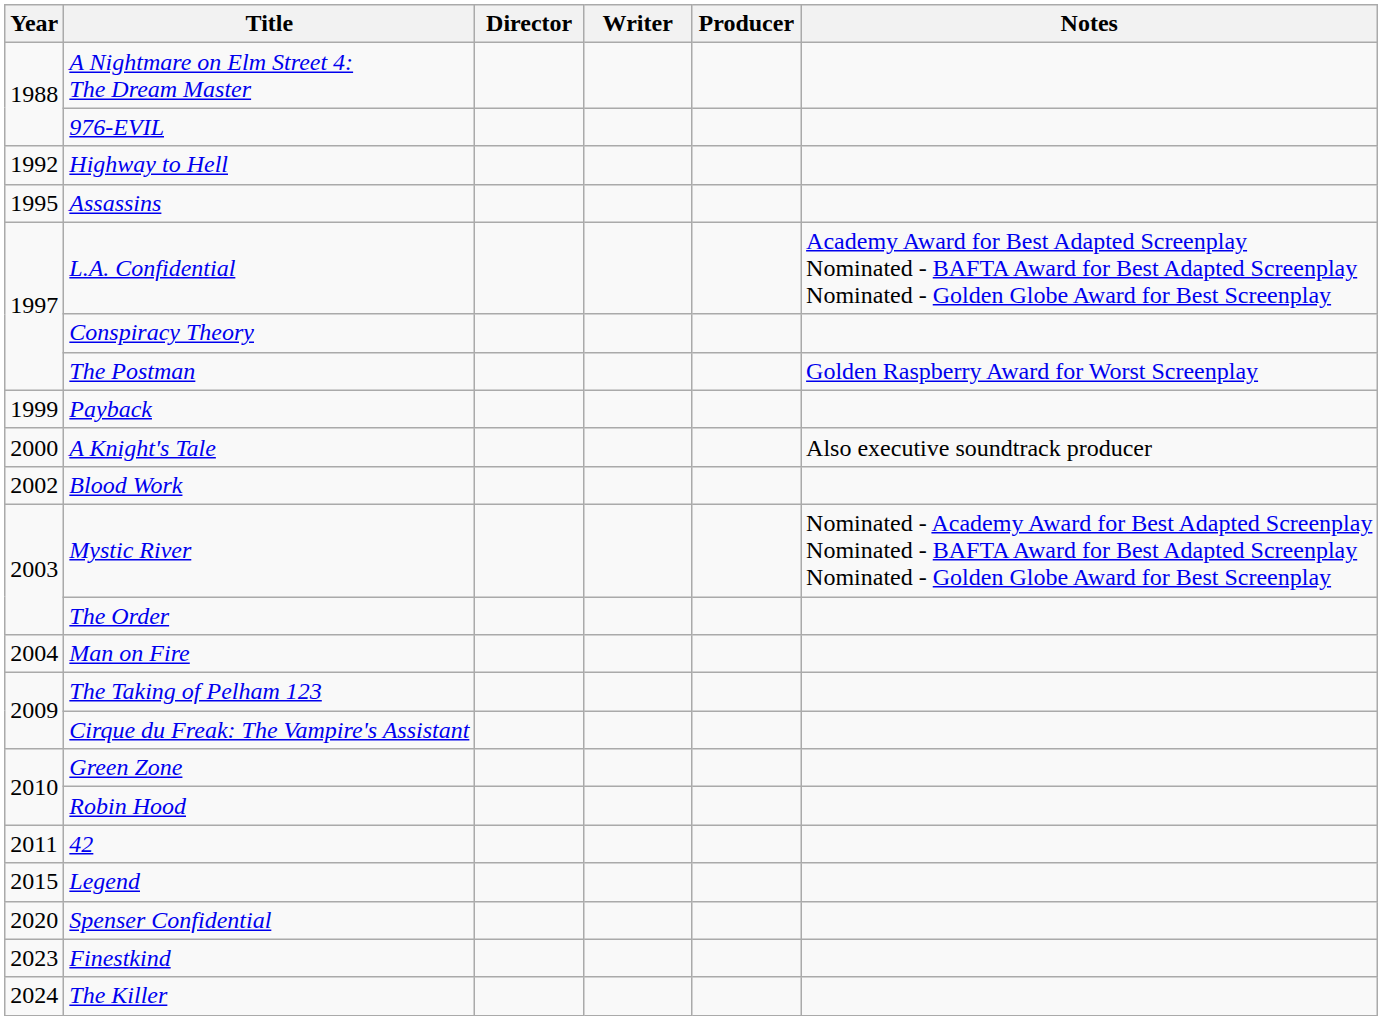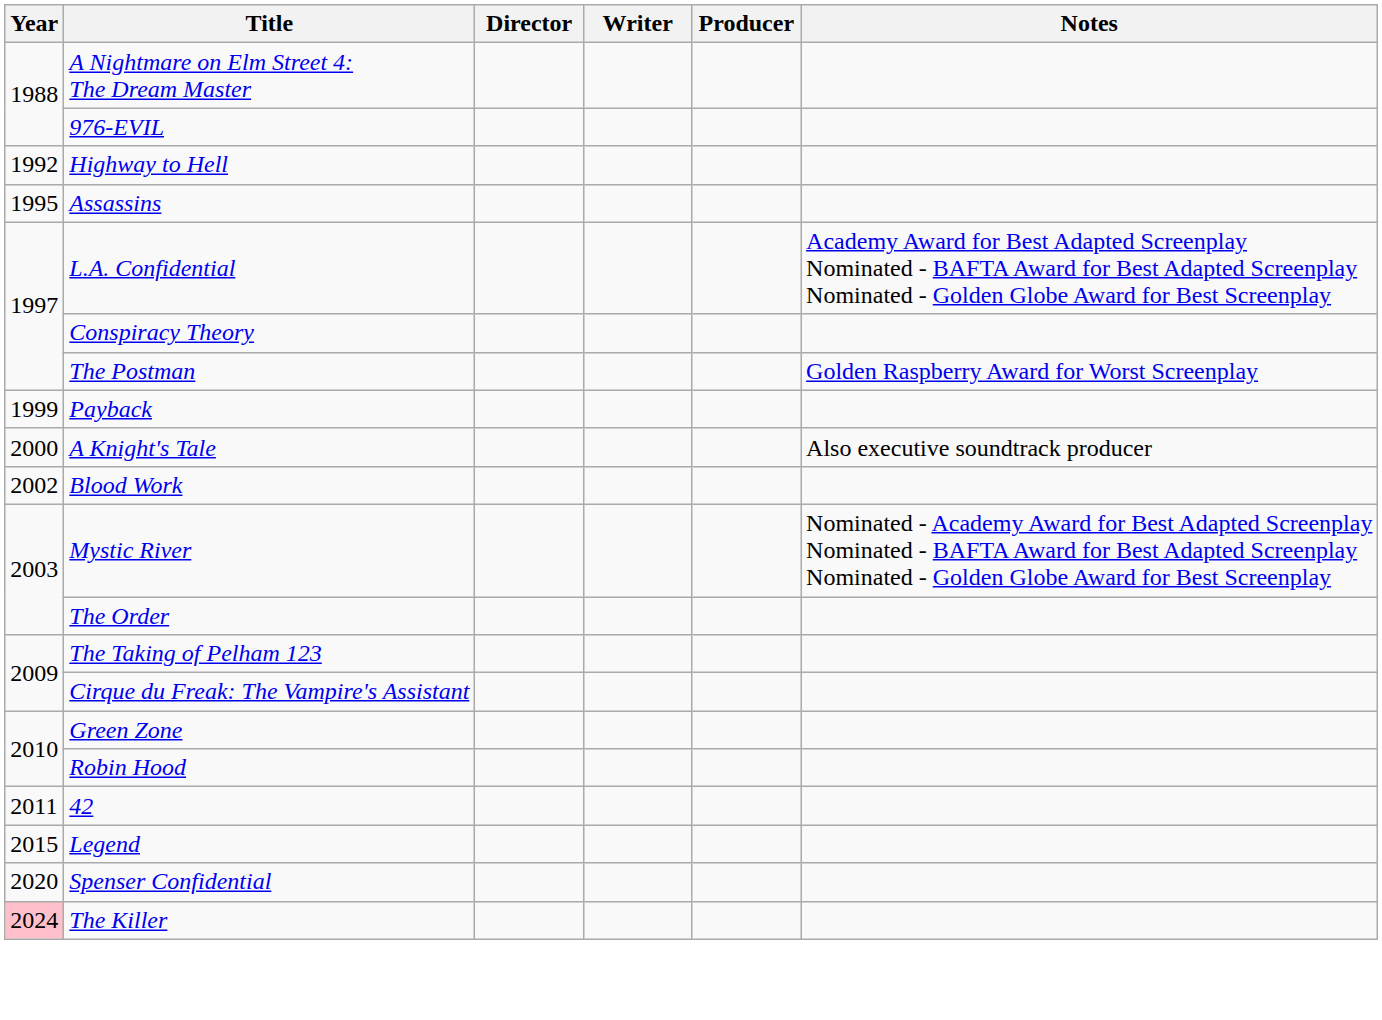- row: (130, 653)
- row: (120, 957)
(34, 995) no background -> (34, 919) pink background
